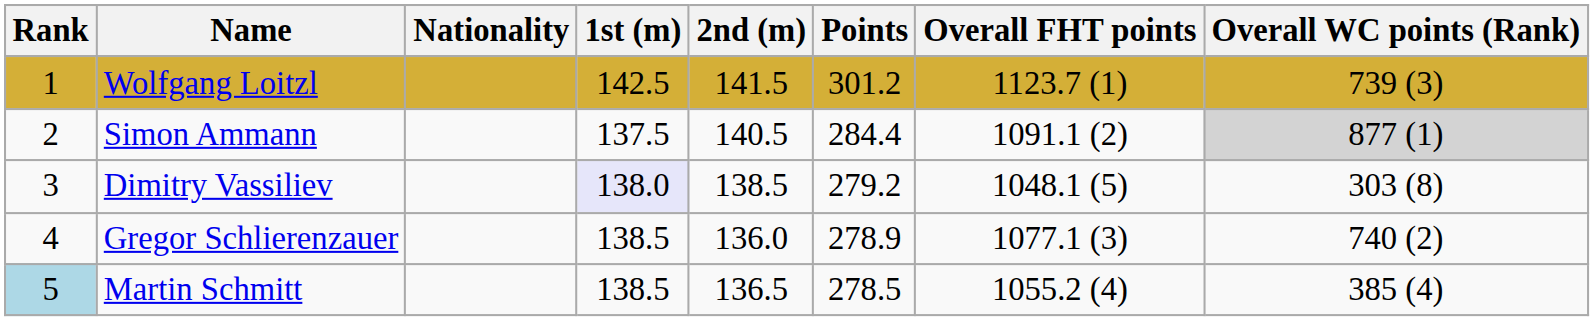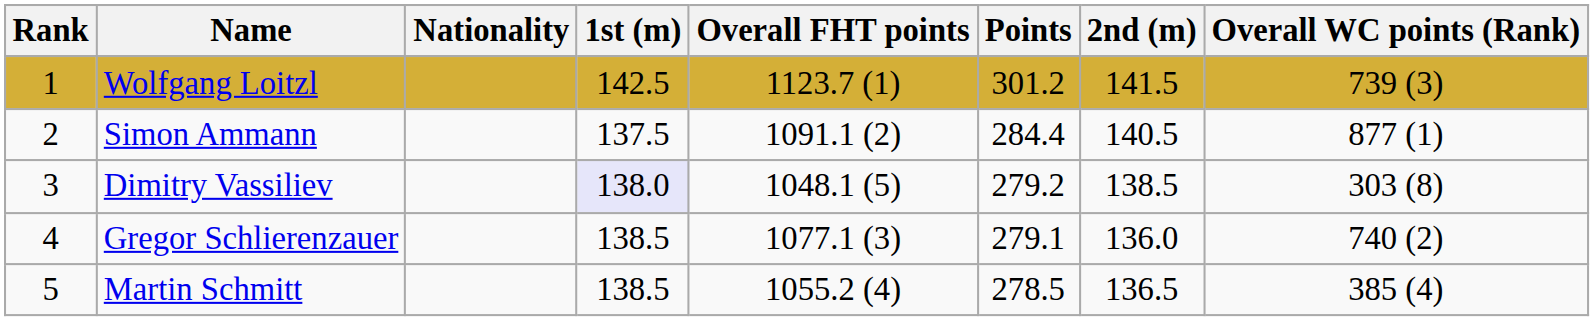columns swapped: (751, 30) <-> (1060, 30)
(1396, 133) lightgrey background -> (1396, 133) no background
(865, 237) 278.9 -> (1028, 237) 279.1
(51, 289) lightblue background -> (51, 289) no background
